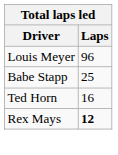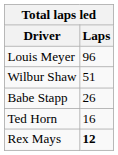+ row: (42, 77)
(87, 77) 25 -> (89, 98) 26
